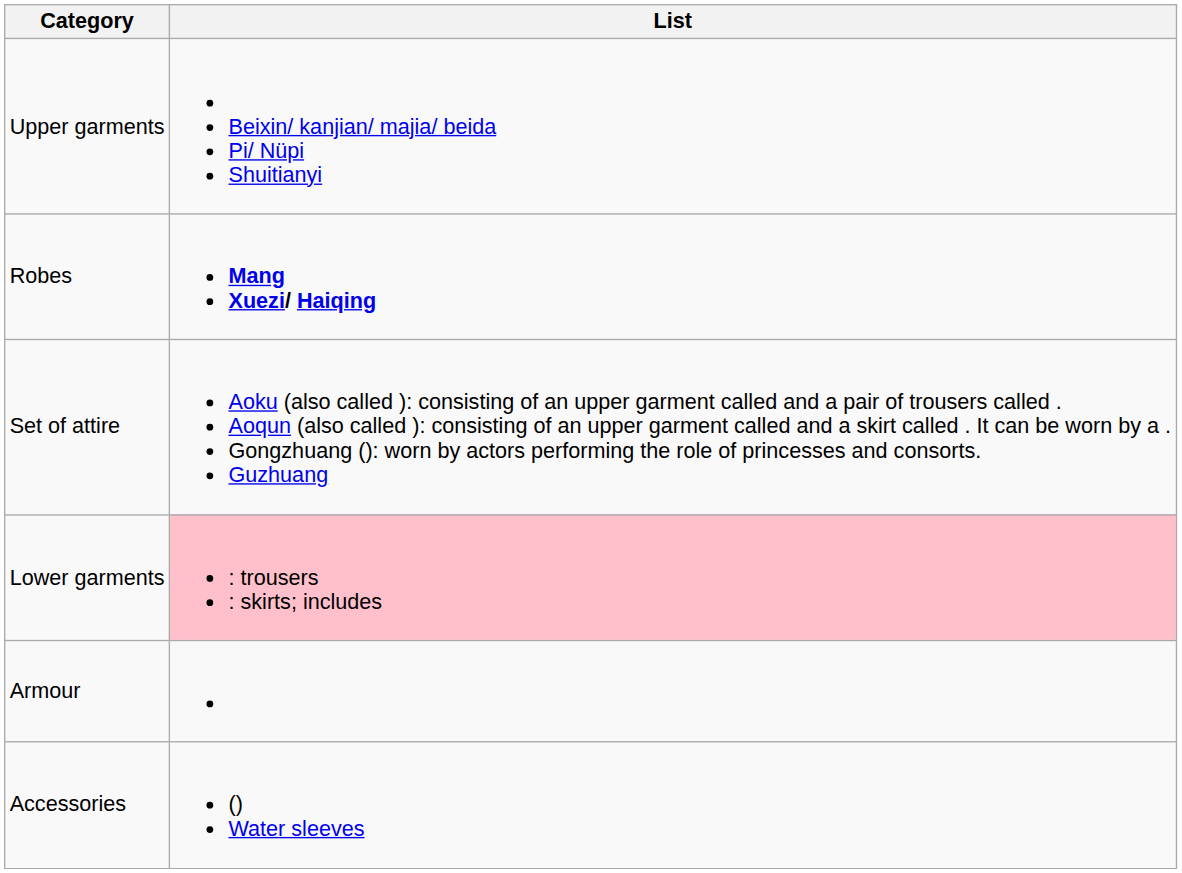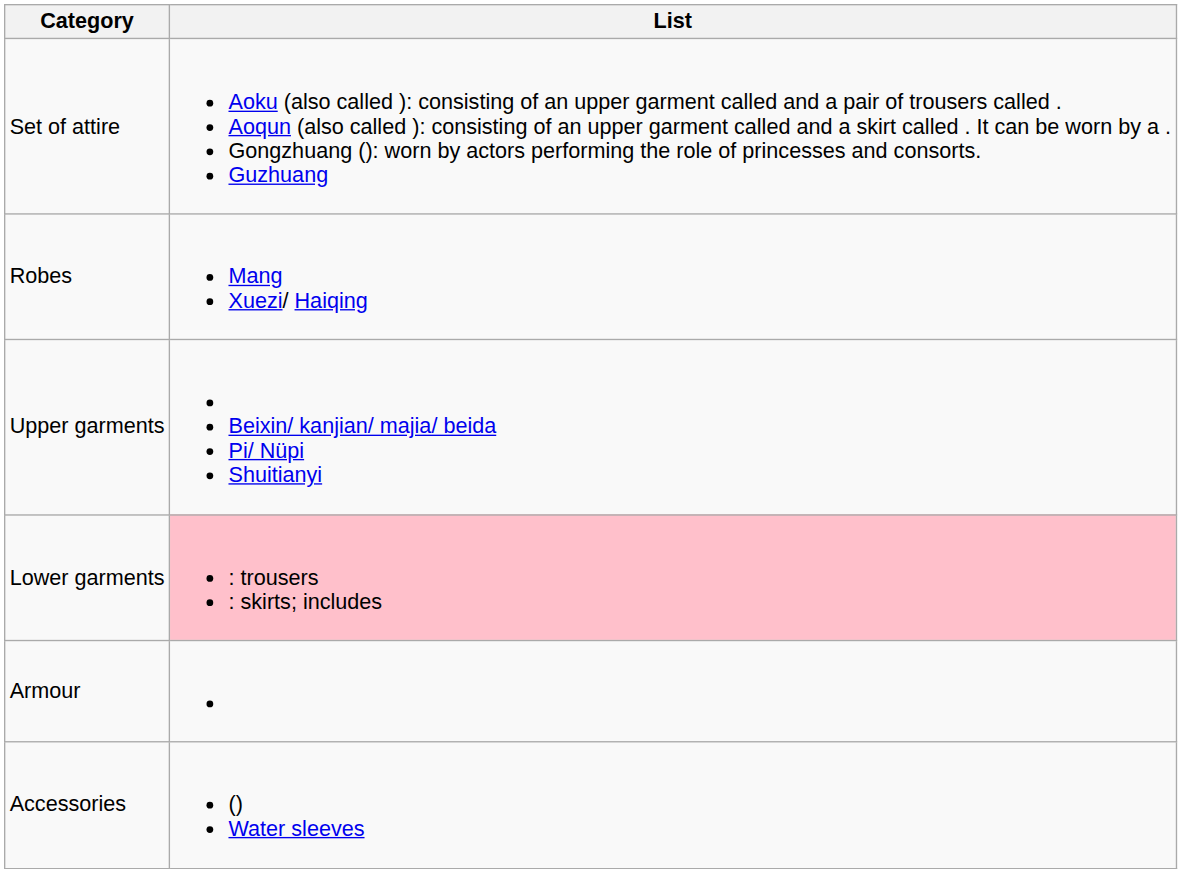rows swapped: (65, 426) <-> (87, 126)
(673, 289) bold -> (673, 289) normal
